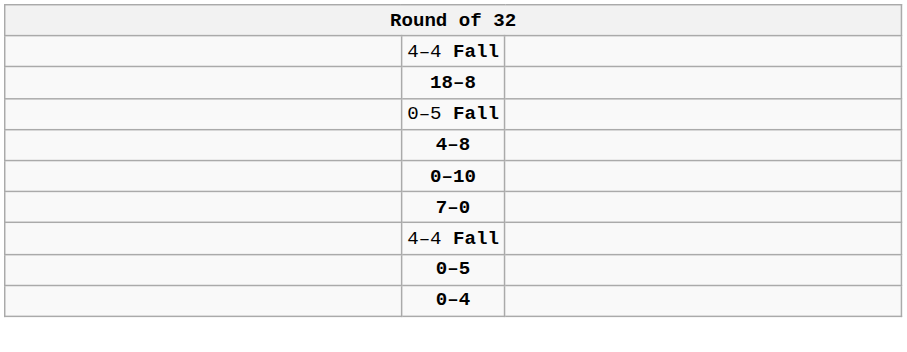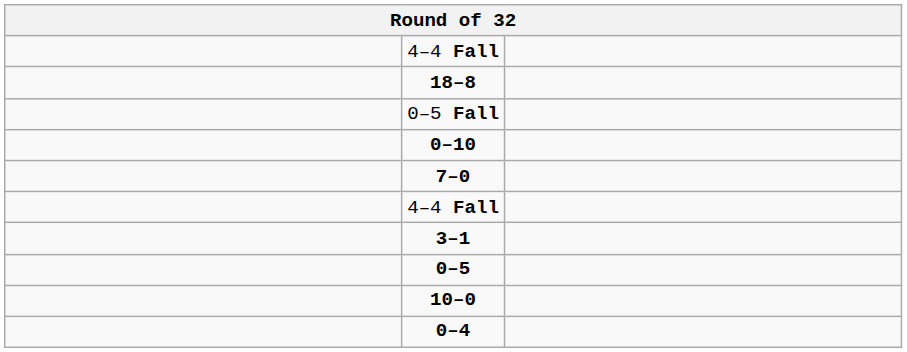- row: (203, 145)
+ row: (203, 238)
+ row: (203, 301)
